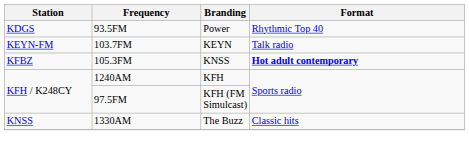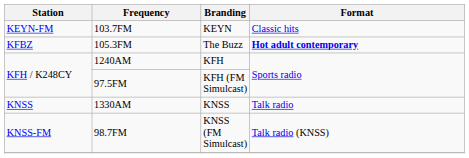- row: (110, 28)
(273, 45) Talk radio -> (275, 28) Classic hits
(216, 61) KNSS -> (223, 45) The Buzz
(223, 121) The Buzz -> (216, 105) KNSS
(275, 121) Classic hits -> (273, 105) Talk radio
+ row: (110, 133)
